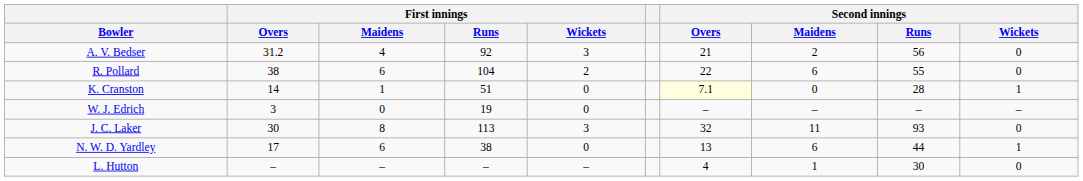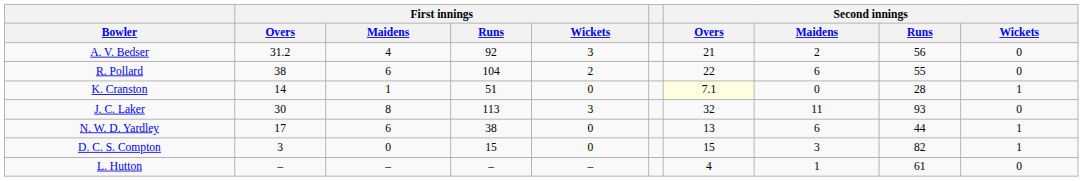- row: (116, 108)
+ row: (119, 147)
(919, 166) 30 -> (920, 166) 61
